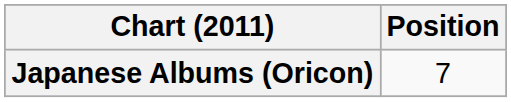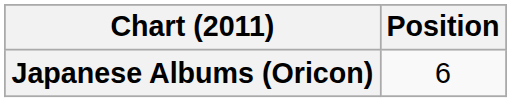(443, 72) 7 -> (443, 72) 6
